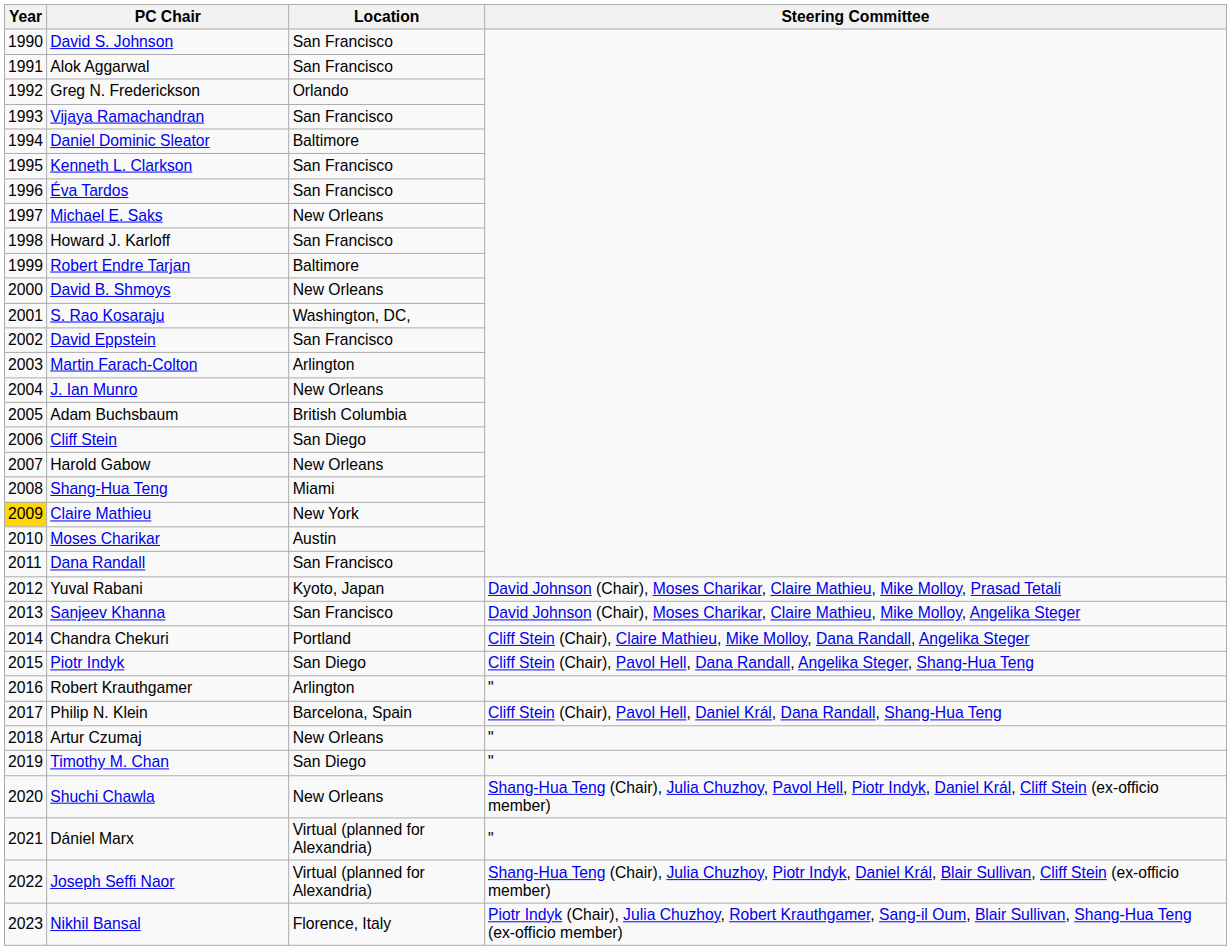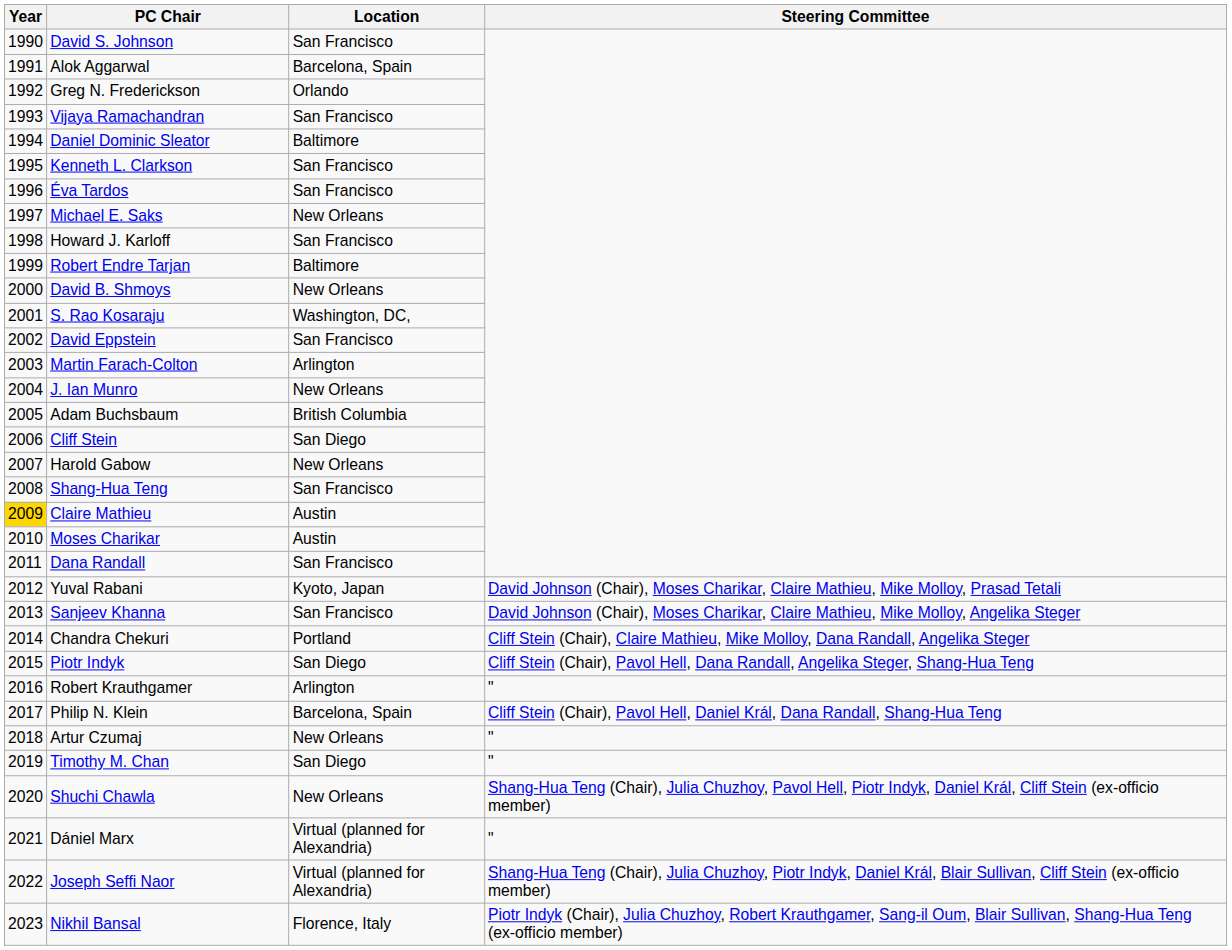(343, 66) San Francisco -> (352, 66) Barcelona, Spain
(314, 489) Miami -> (343, 489) San Francisco
(326, 514) New York -> (314, 514) Austin
